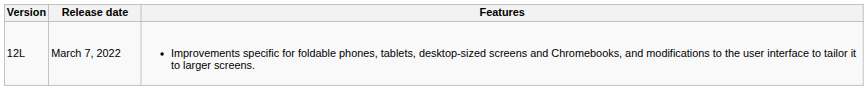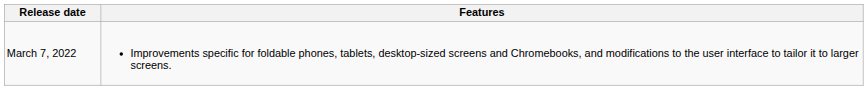- column: (27, 13)
